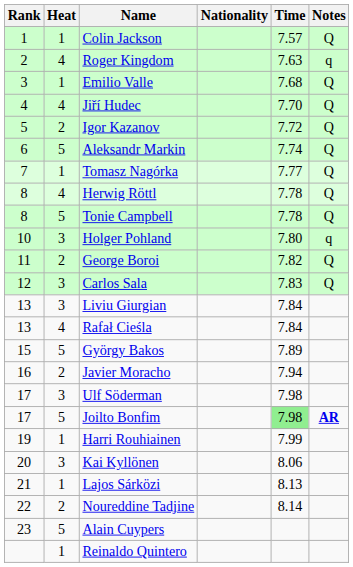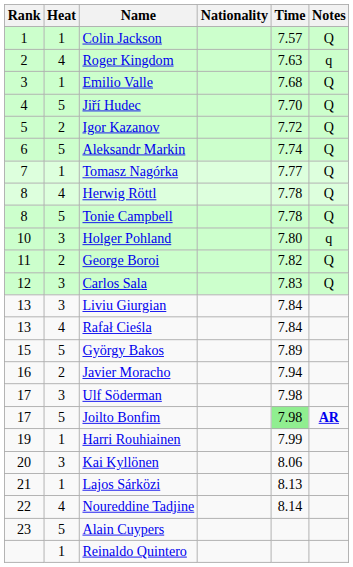(62, 104) 4 -> (62, 104) 5
(62, 506) 2 -> (62, 506) 4
